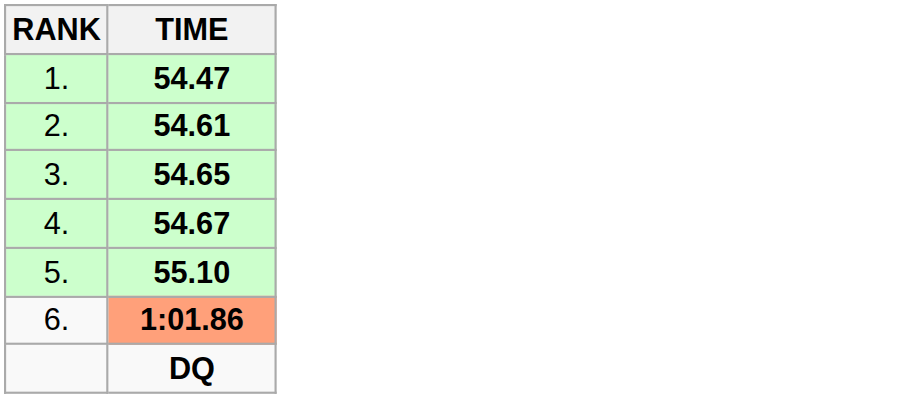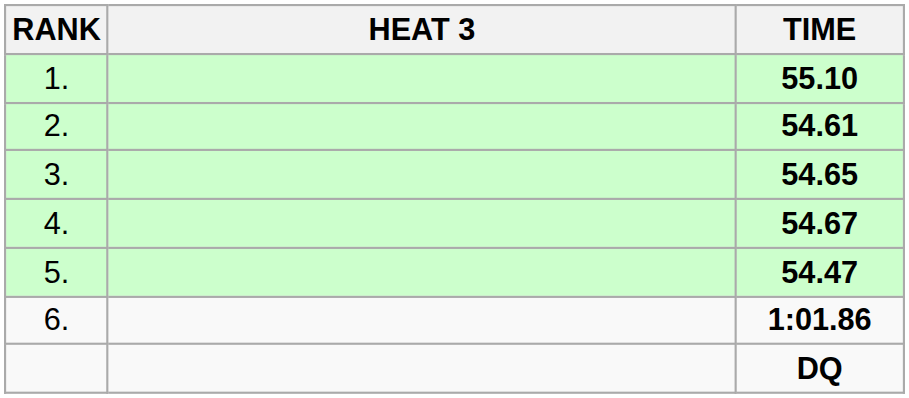+ column: (422, 30)
(192, 78) 54.47 -> (820, 78) 55.10
(192, 272) 55.10 -> (820, 272) 54.47
(192, 320) lightsalmon background -> (820, 320) no background
